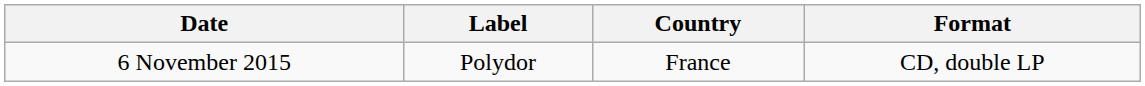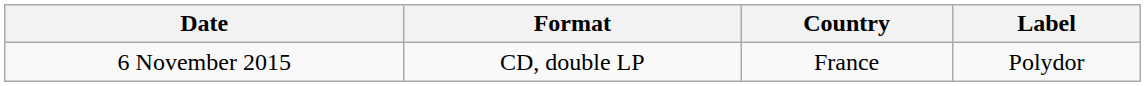columns swapped: (498, 23) <-> (972, 23)
